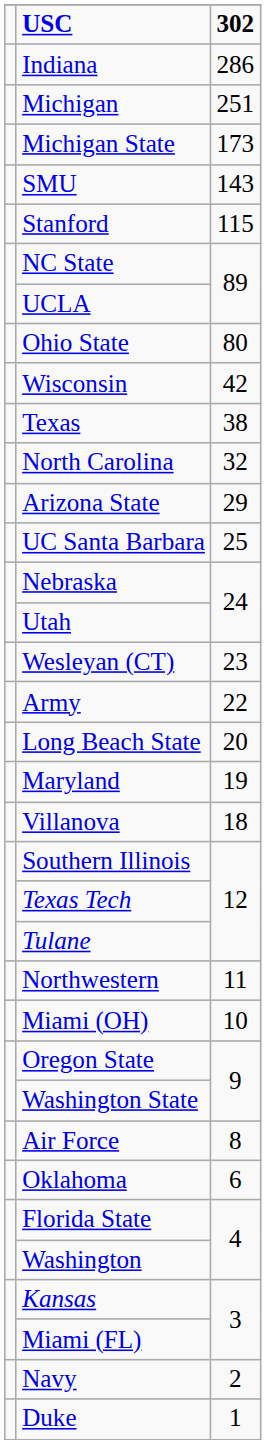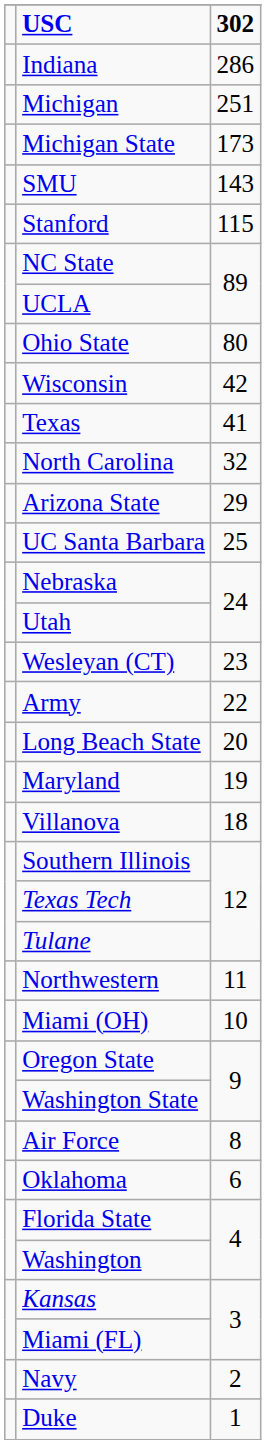(235, 422) 38 -> (235, 422) 41
